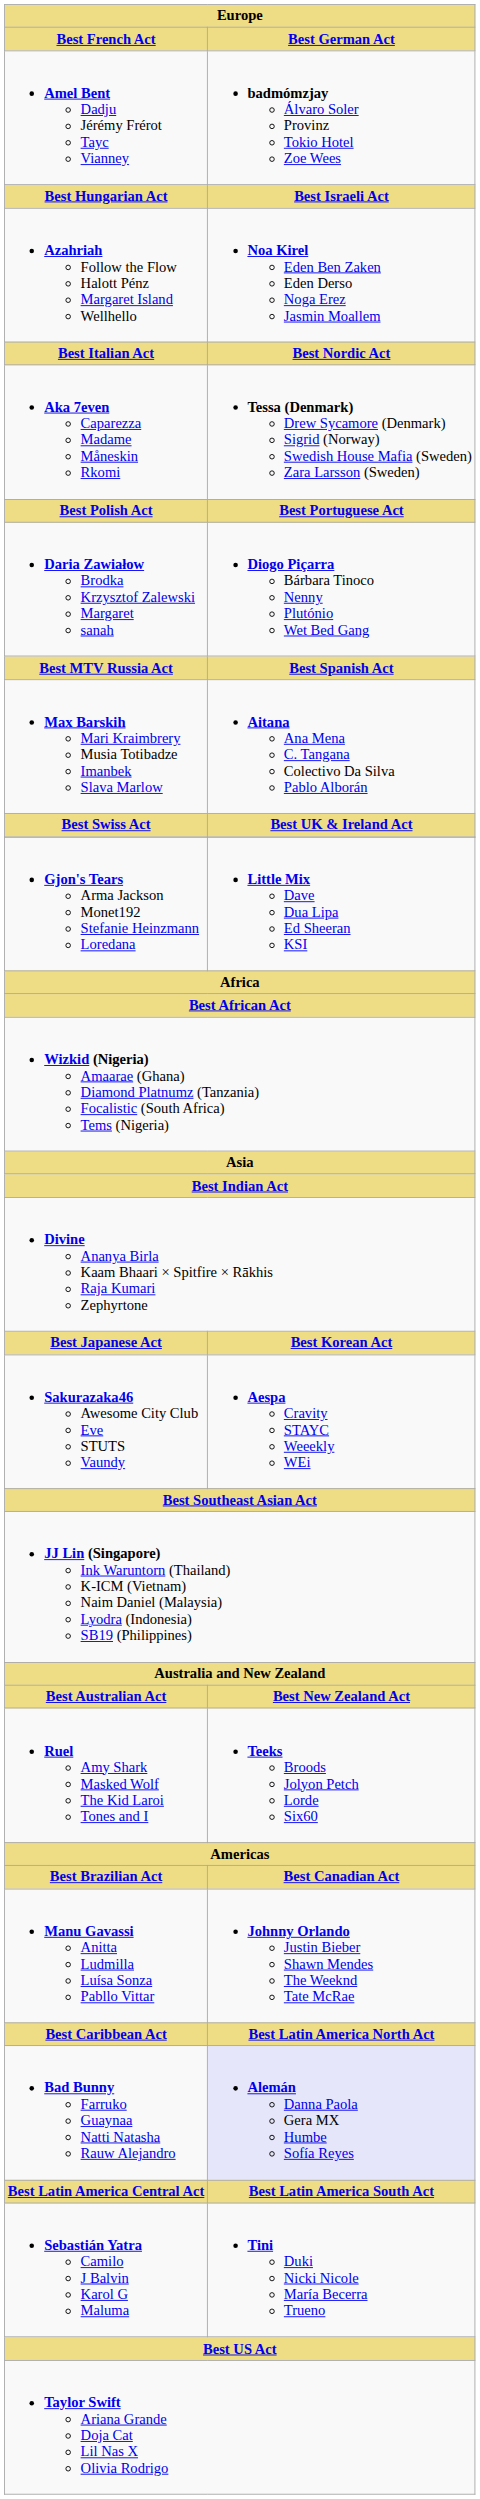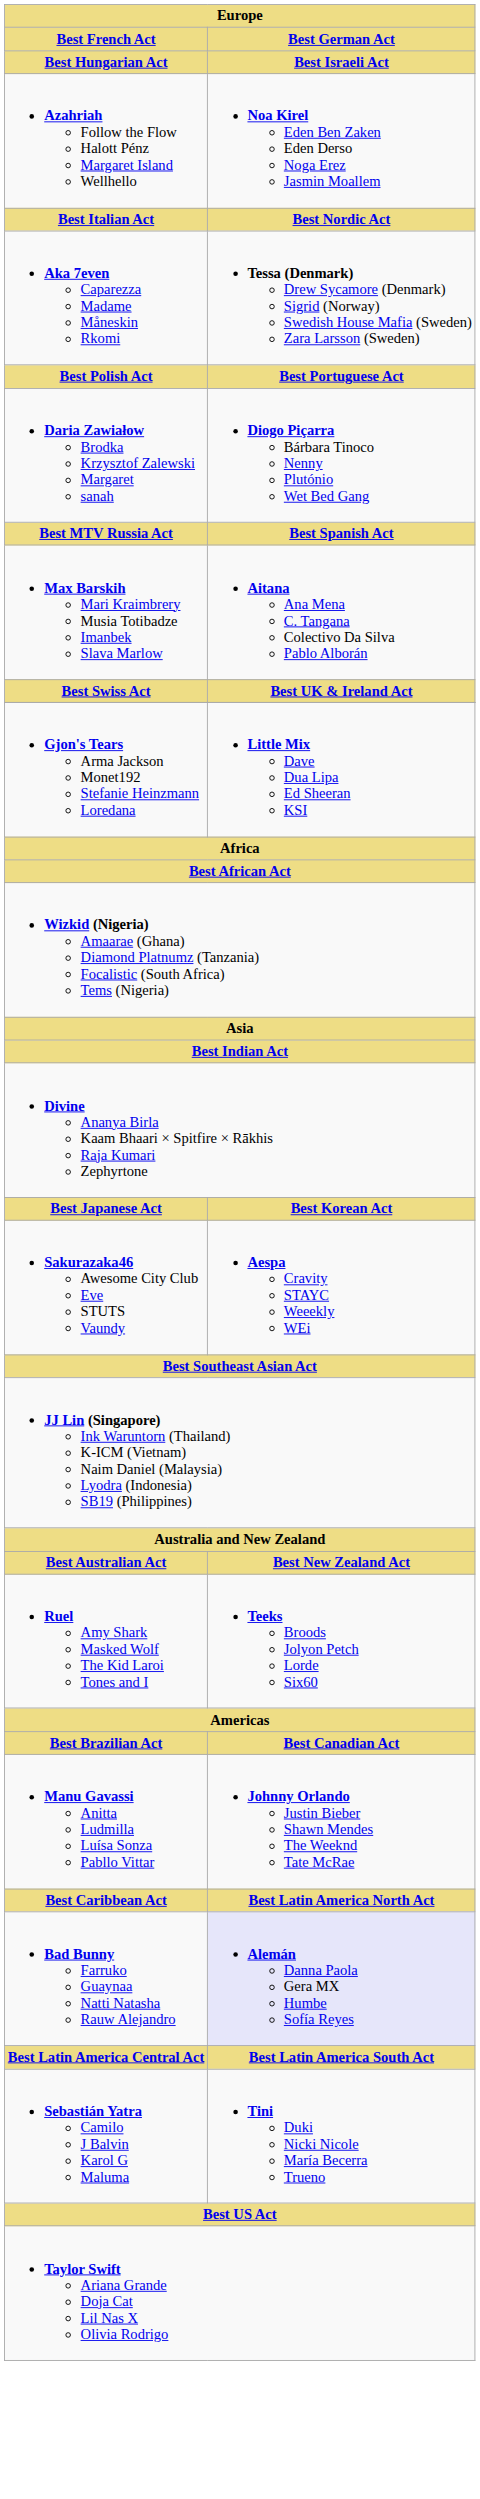- row: (106, 126)
